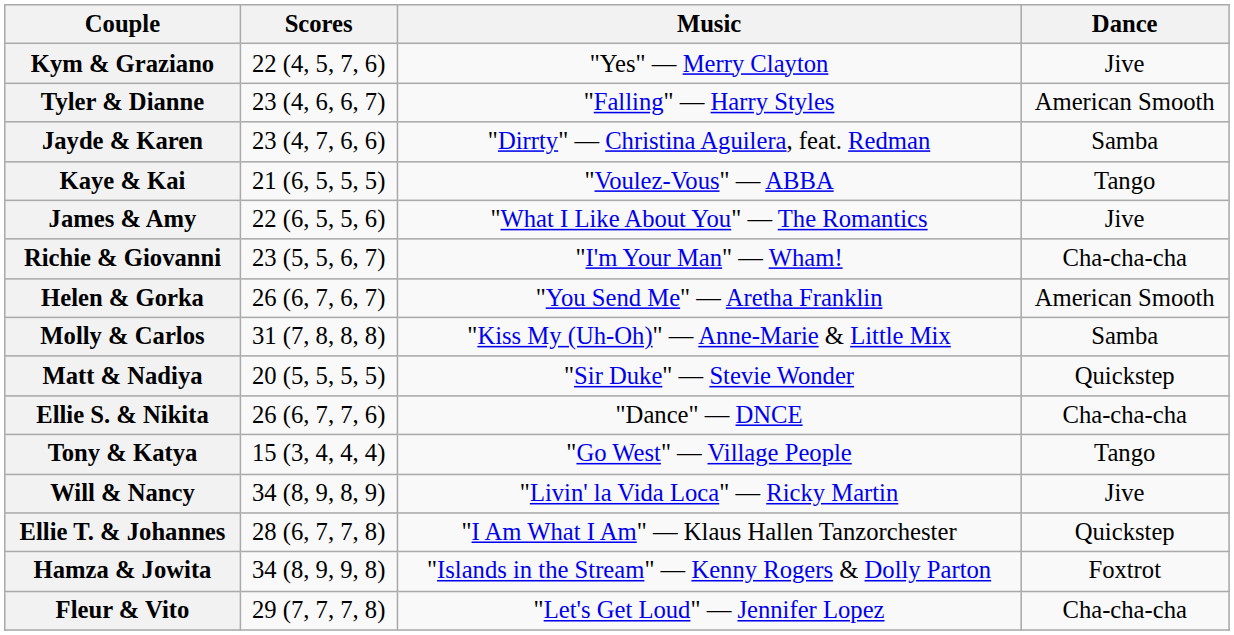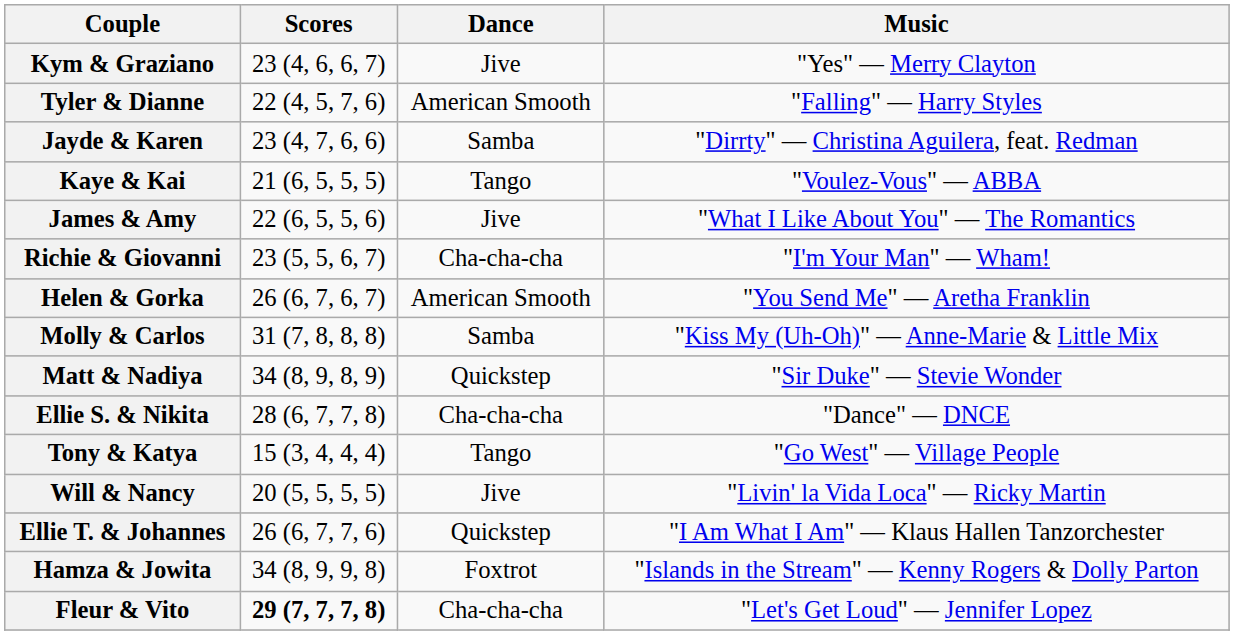columns swapped: (1125, 24) <-> (709, 24)
(319, 63) 22 (4, 5, 7, 6) -> (319, 63) 23 (4, 6, 6, 7)
(319, 102) 23 (4, 6, 6, 7) -> (319, 102) 22 (4, 5, 7, 6)
(319, 375) 20 (5, 5, 5, 5) -> (319, 375) 34 (8, 9, 8, 9)
(319, 414) 26 (6, 7, 7, 6) -> (319, 414) 28 (6, 7, 7, 8)
(319, 492) 34 (8, 9, 8, 9) -> (319, 492) 20 (5, 5, 5, 5)
(319, 532) 28 (6, 7, 7, 8) -> (319, 532) 26 (6, 7, 7, 6)
(319, 610) normal -> (319, 610) bold
